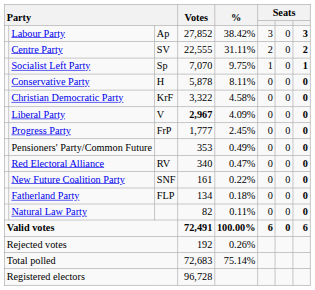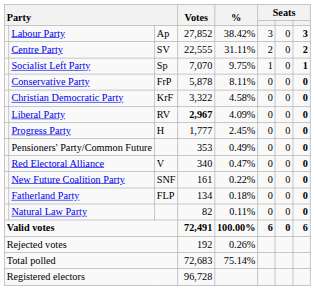(160, 82) H -> (164, 82) FrP
(160, 114) V -> (163, 114) RV
(164, 131) FrP -> (160, 131) H
(163, 163) RV -> (160, 163) V
